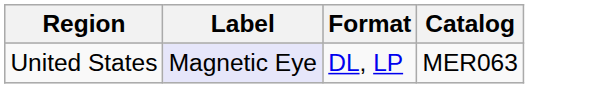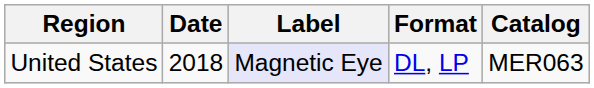+ column: (196, 23)
